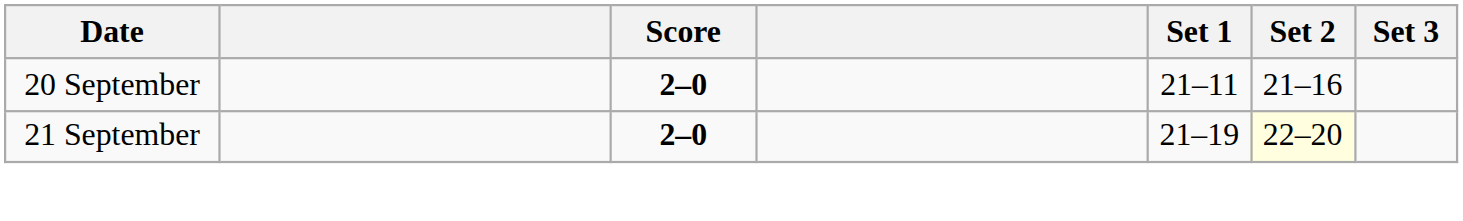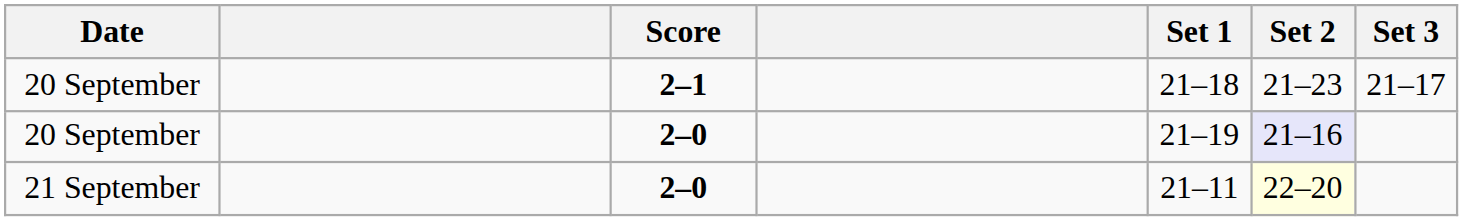+ row: (112, 83)
(1199, 83) 21–11 -> (1199, 136) 21–19
(1303, 83) no background -> (1303, 136) lavender background
(1199, 136) 21–19 -> (1199, 188) 21–11
